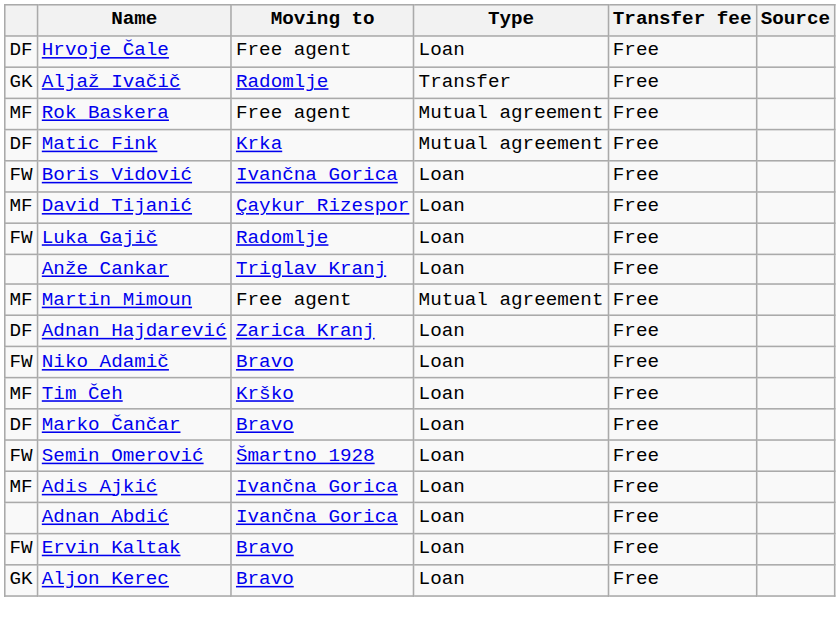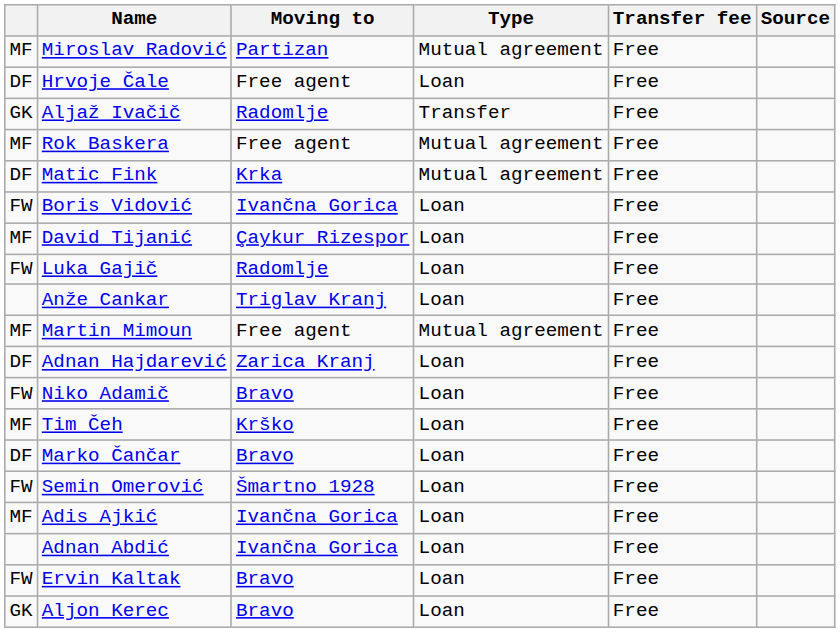+ row: (134, 52)
